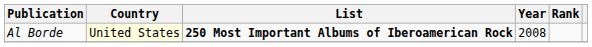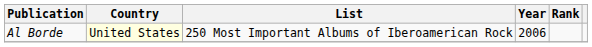(349, 33) bold -> (349, 33) normal
(532, 33) 2008 -> (532, 33) 2006
